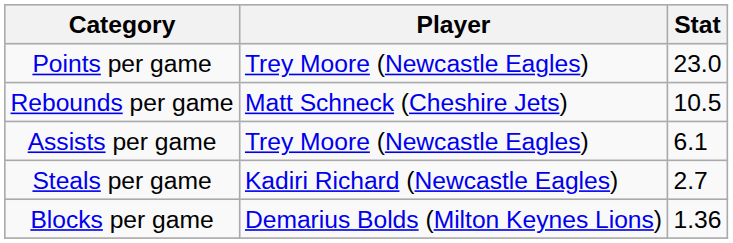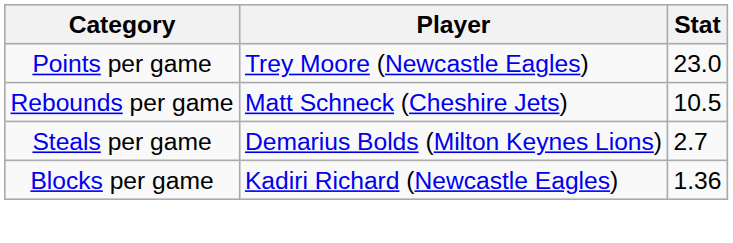- row: (122, 141)
(432, 180) Kadiri Richard (Newcastle Eagles) -> (453, 141) Demarius Bolds (Milton Keynes Lions)
(453, 219) Demarius Bolds (Milton Keynes Lions) -> (432, 180) Kadiri Richard (Newcastle Eagles)
